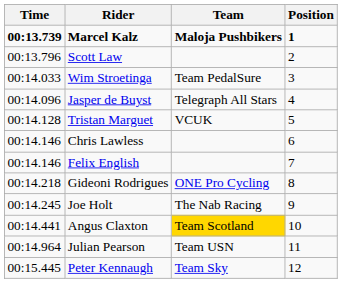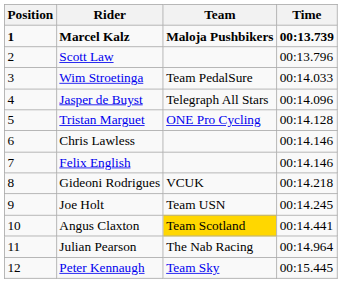columns swapped: (311, 15) <-> (35, 15)
(193, 120) VCUK -> (213, 120) ONE Pro Cycling
(222, 183) ONE Pro Cycling -> (185, 183) VCUK
(218, 204) The Nab Racing -> (196, 204) Team USN
(204, 246) Team USN -> (210, 246) The Nab Racing
